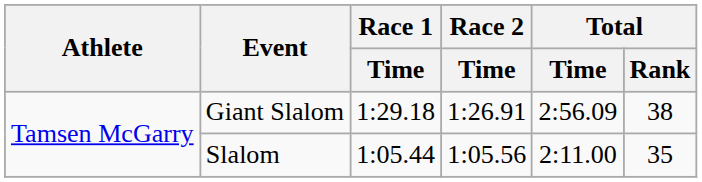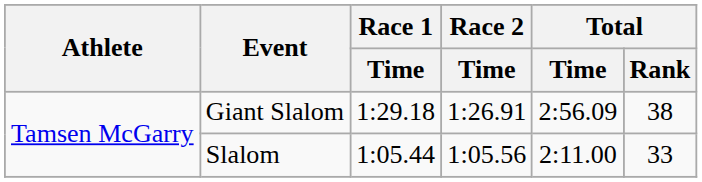(660, 155) 35 -> (660, 155) 33
